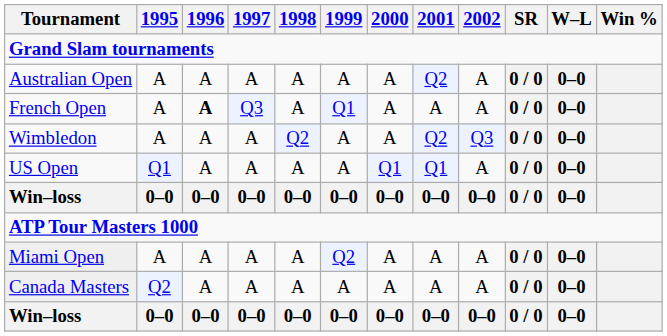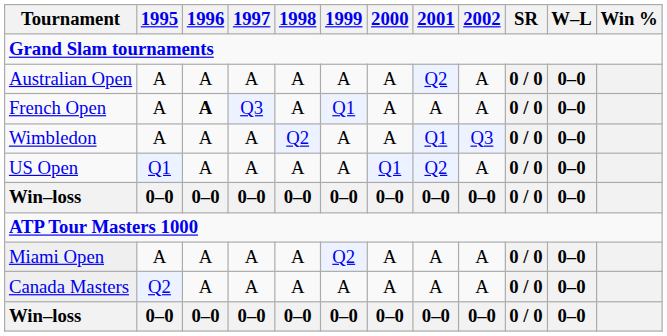(436, 138) Q2 -> (436, 138) Q1
(436, 167) Q1 -> (436, 167) Q2
